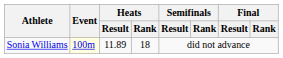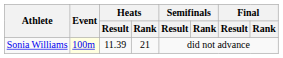(115, 45) 11.89 -> (115, 45) 11.39
(145, 45) 18 -> (145, 45) 21
